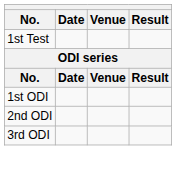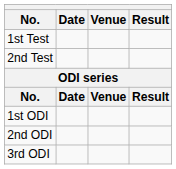+ row: (30, 58)
